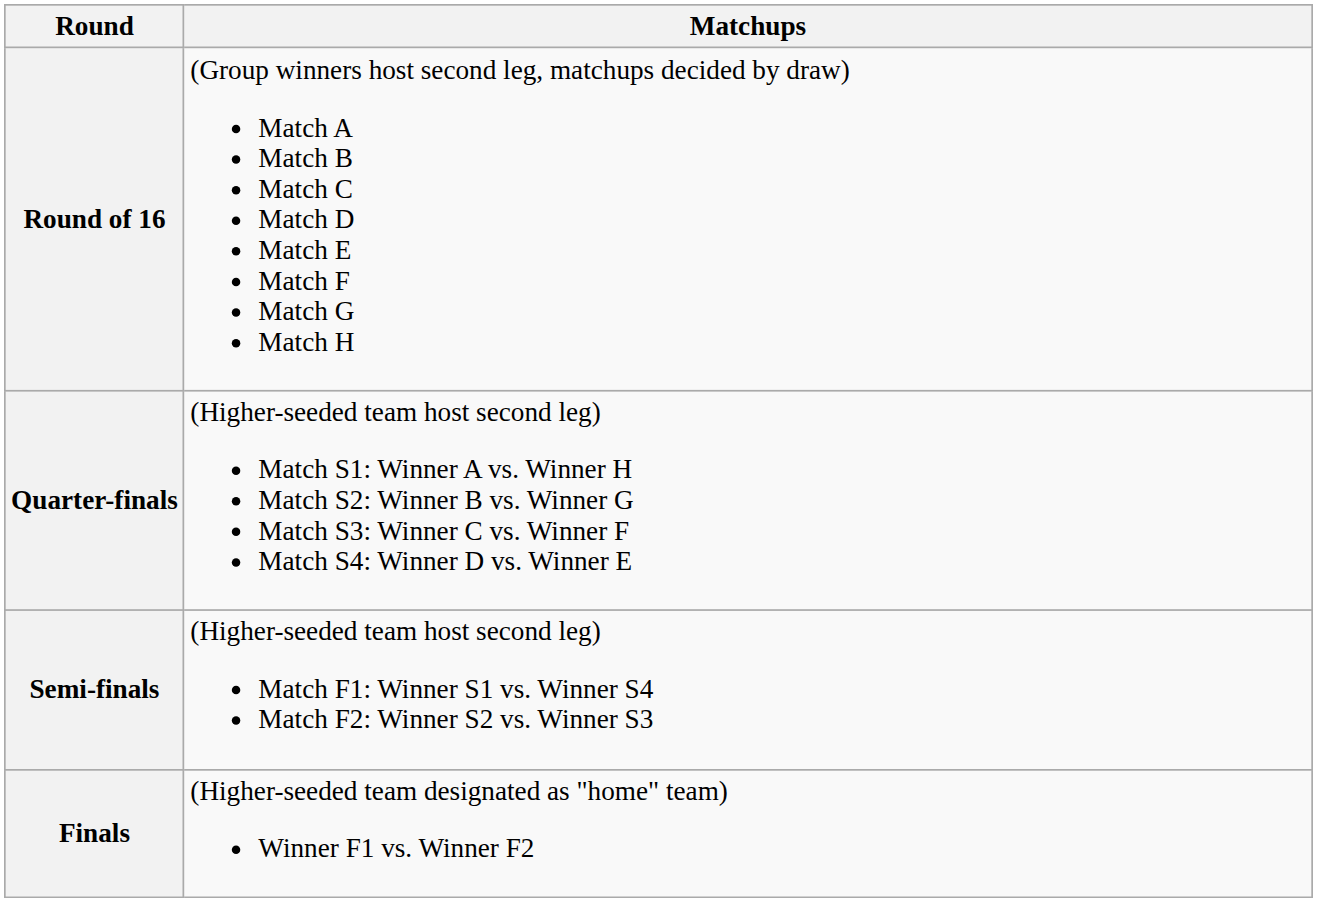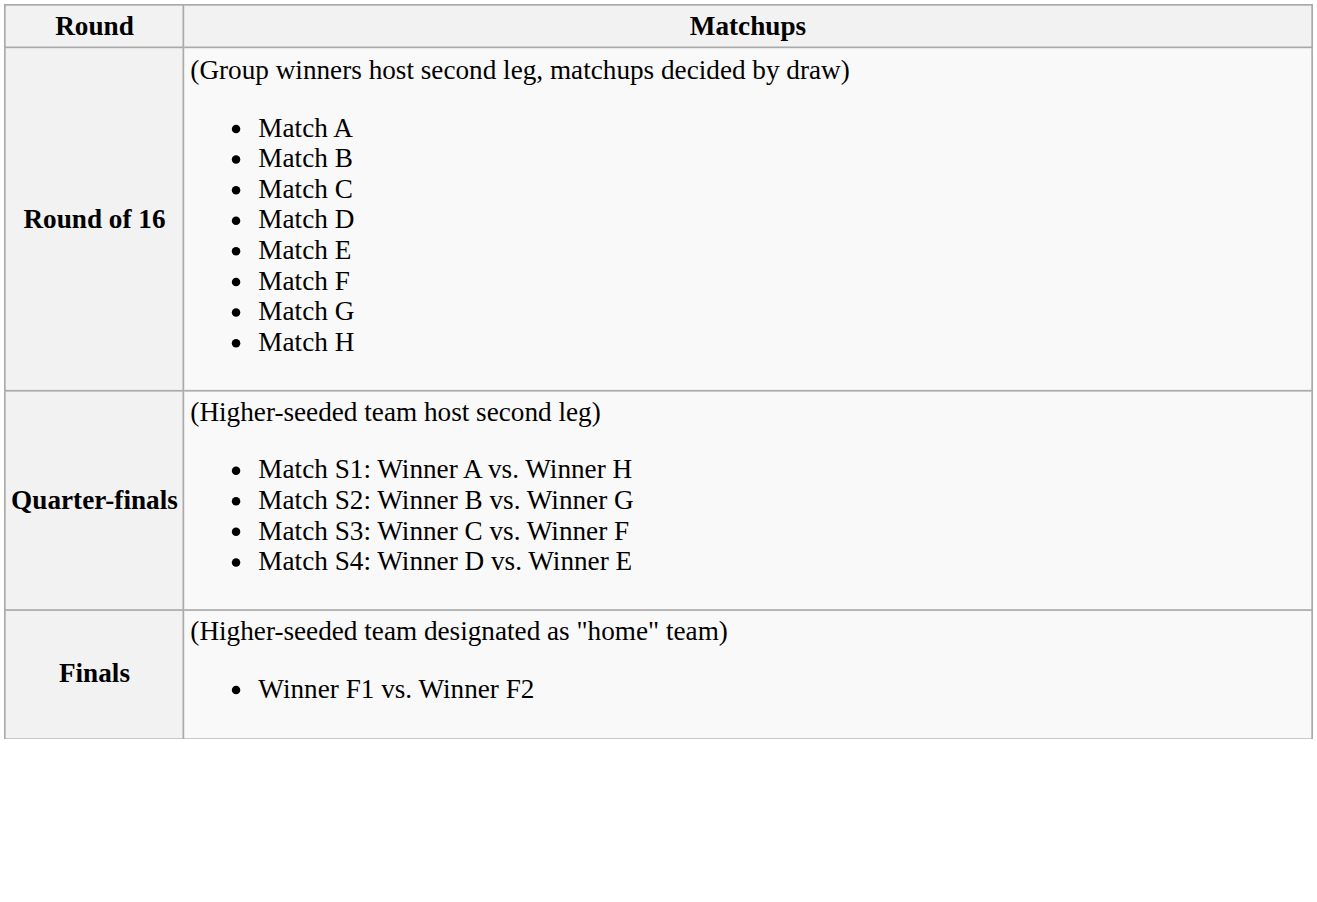- row: (94, 689)
